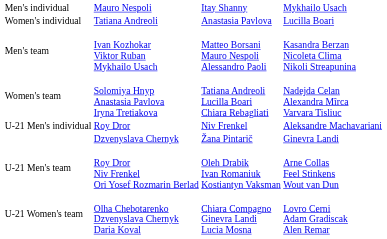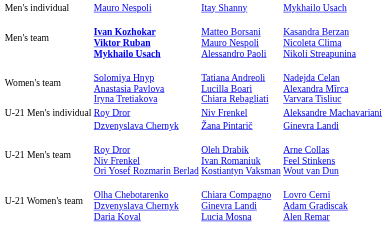- row: (43, 21)
(126, 56) normal -> (127, 43) bold
